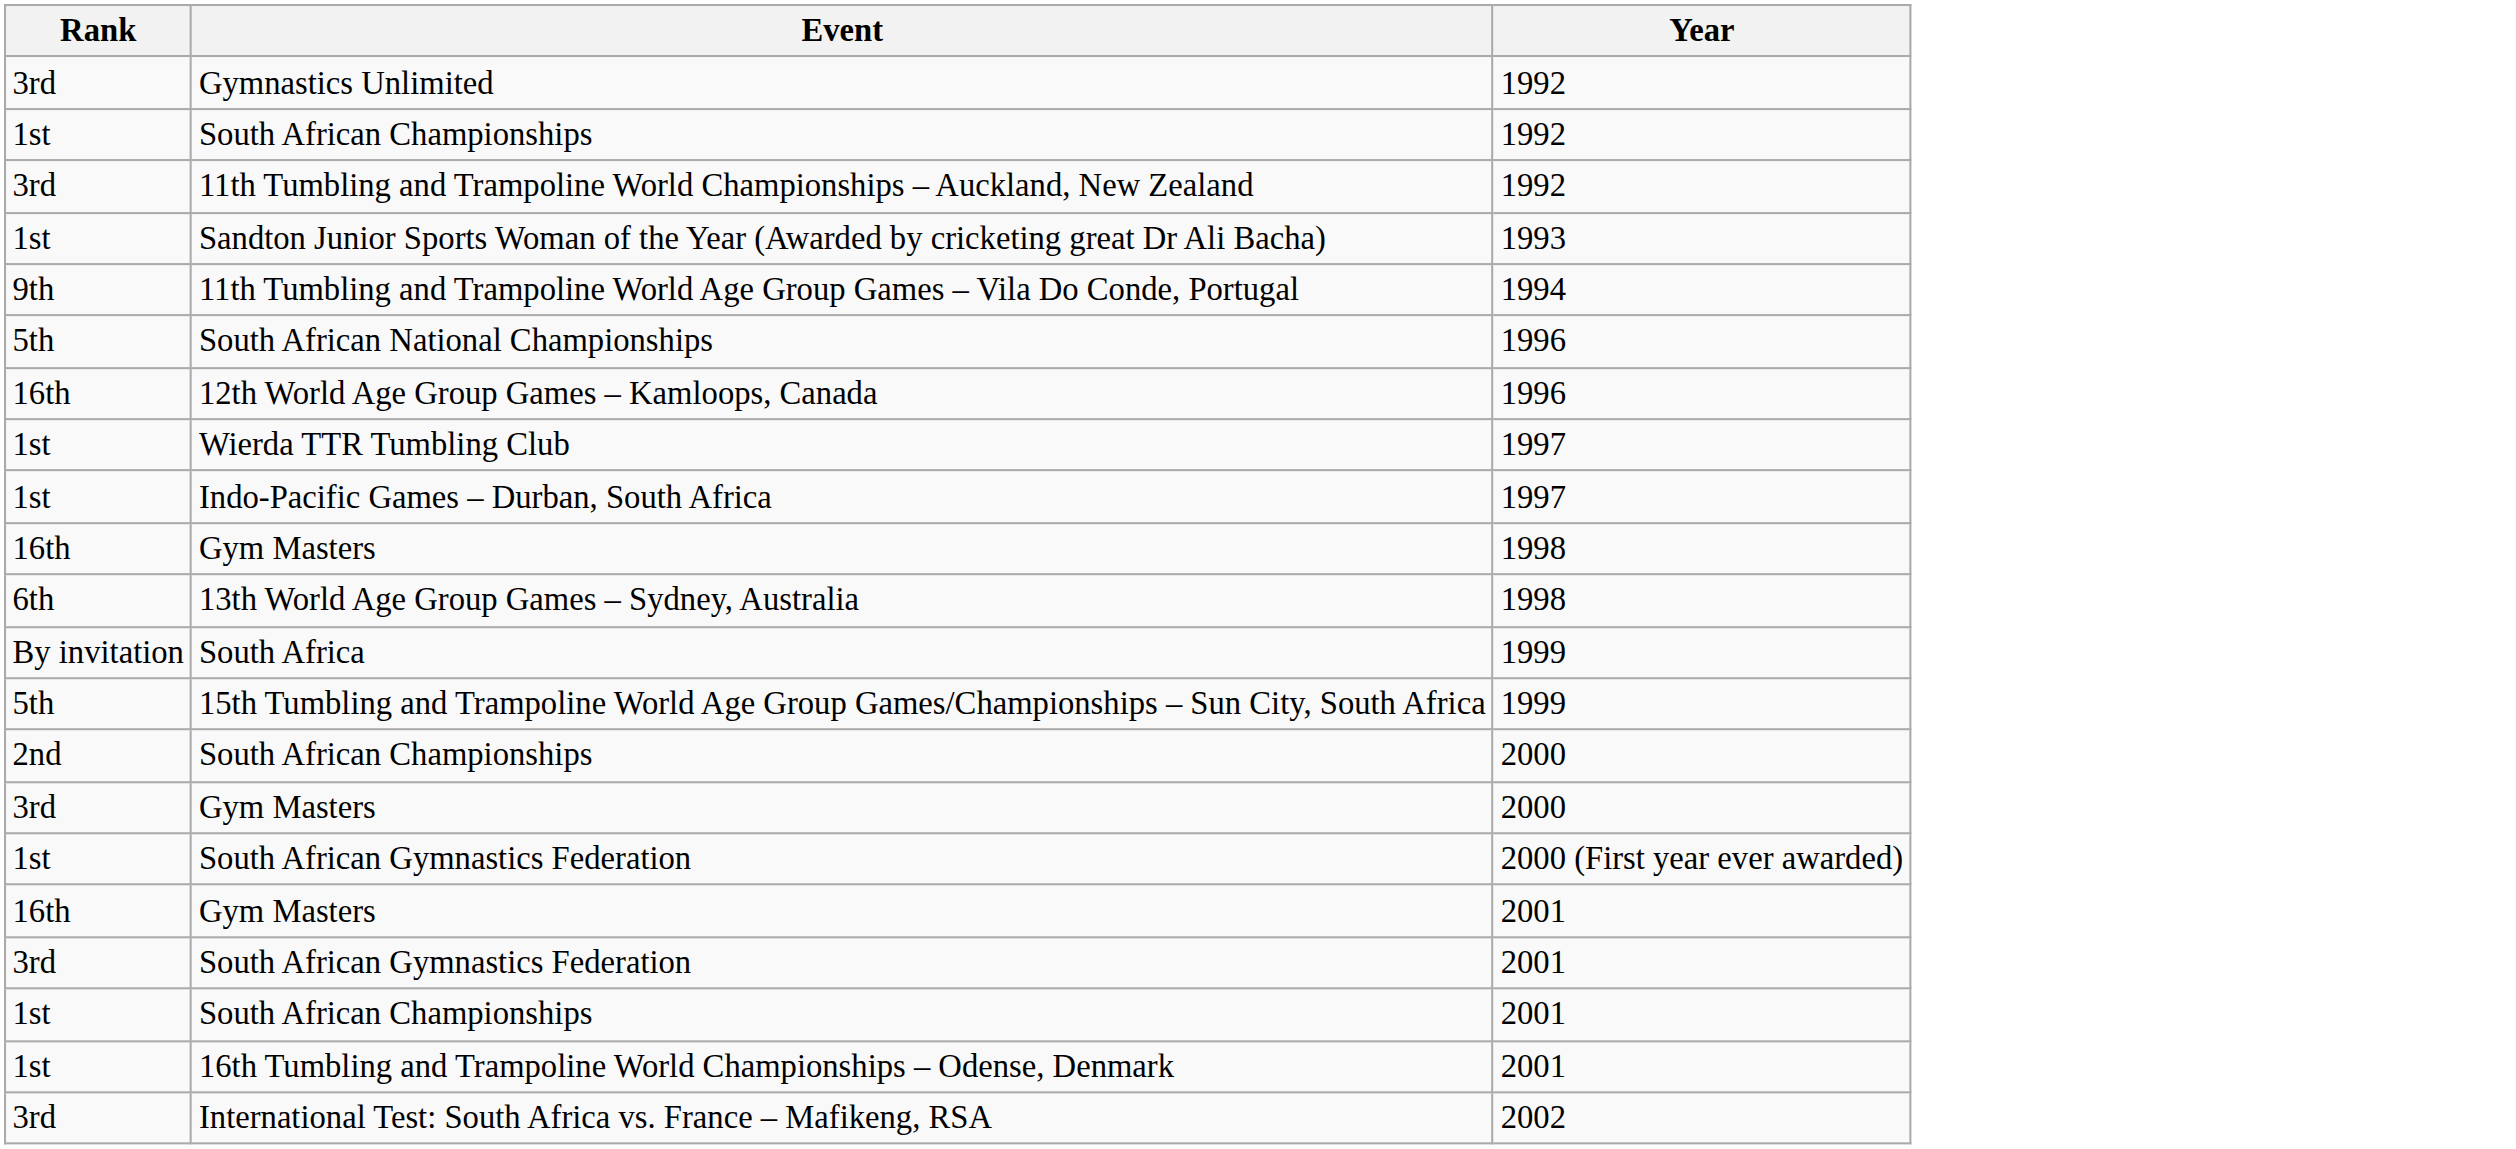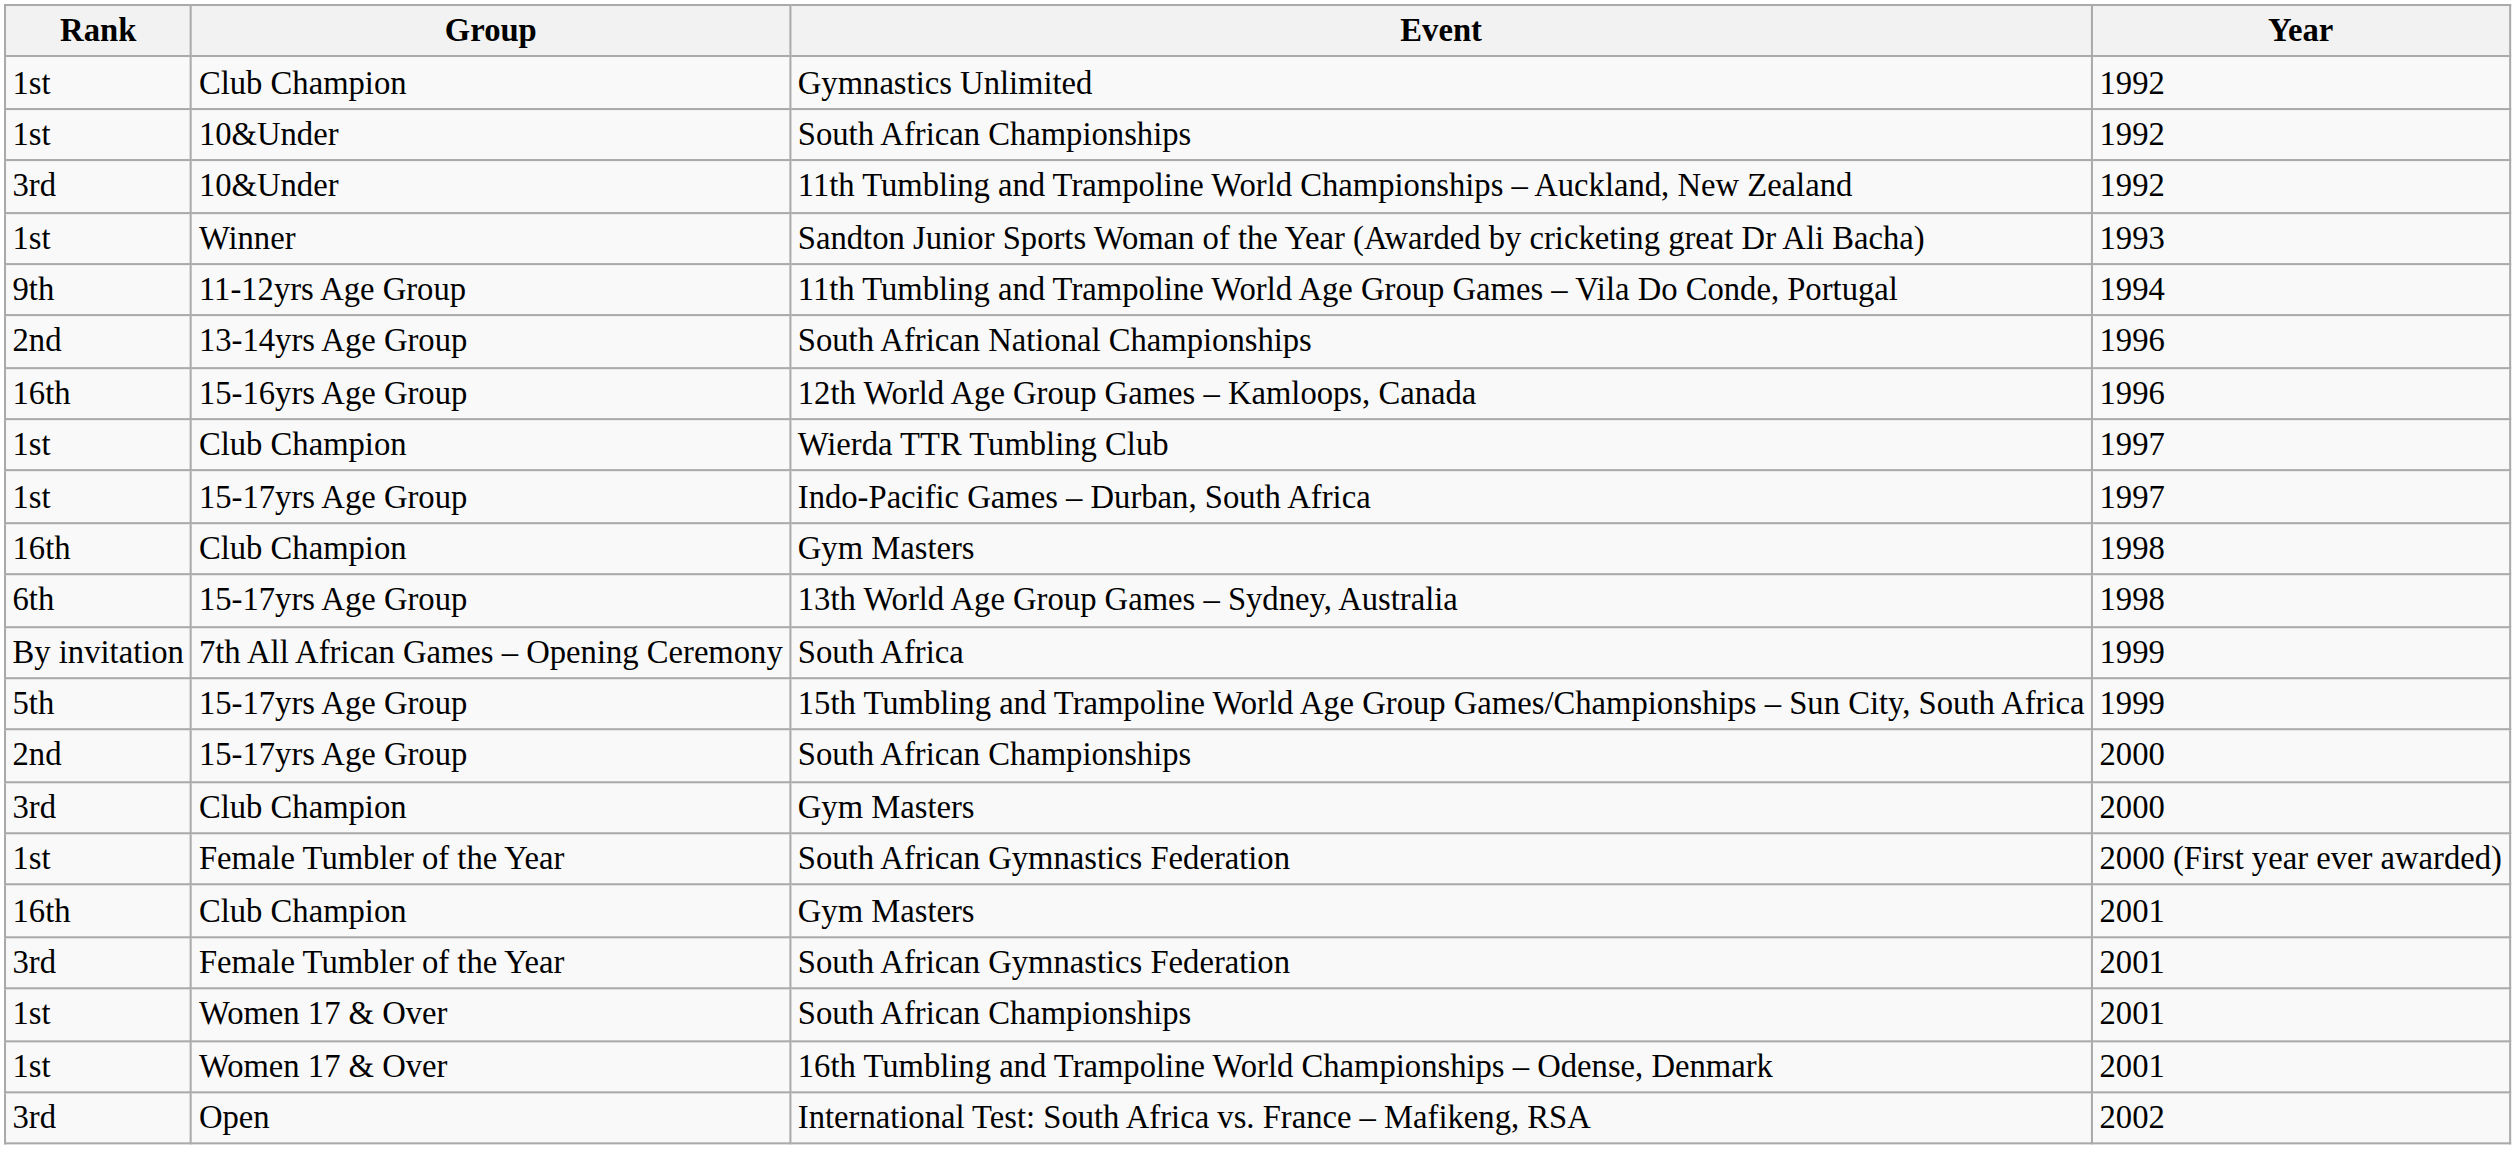+ column: (491, 30)
(34, 82) 3rd -> (32, 82) 1st
(33, 340) 5th -> (37, 340) 2nd
